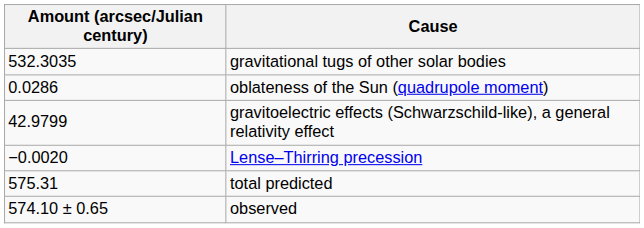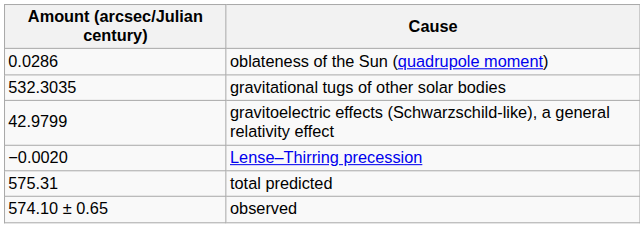rows swapped: (368, 61) <-> (389, 87)
